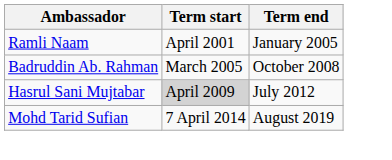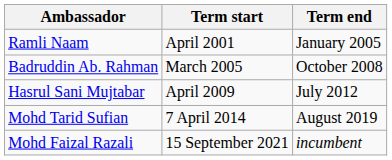(200, 92) lightgrey background -> (200, 92) no background
+ row: (71, 142)
